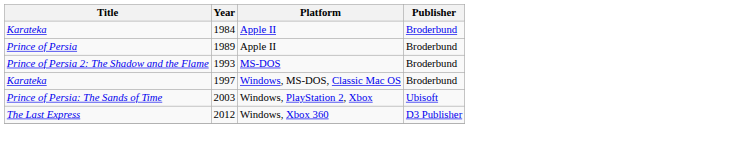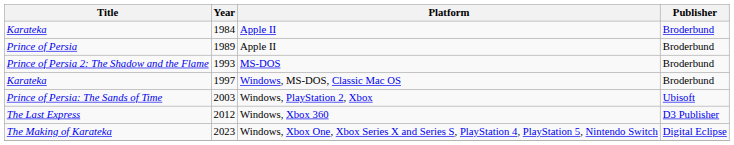+ row: (224, 132)
